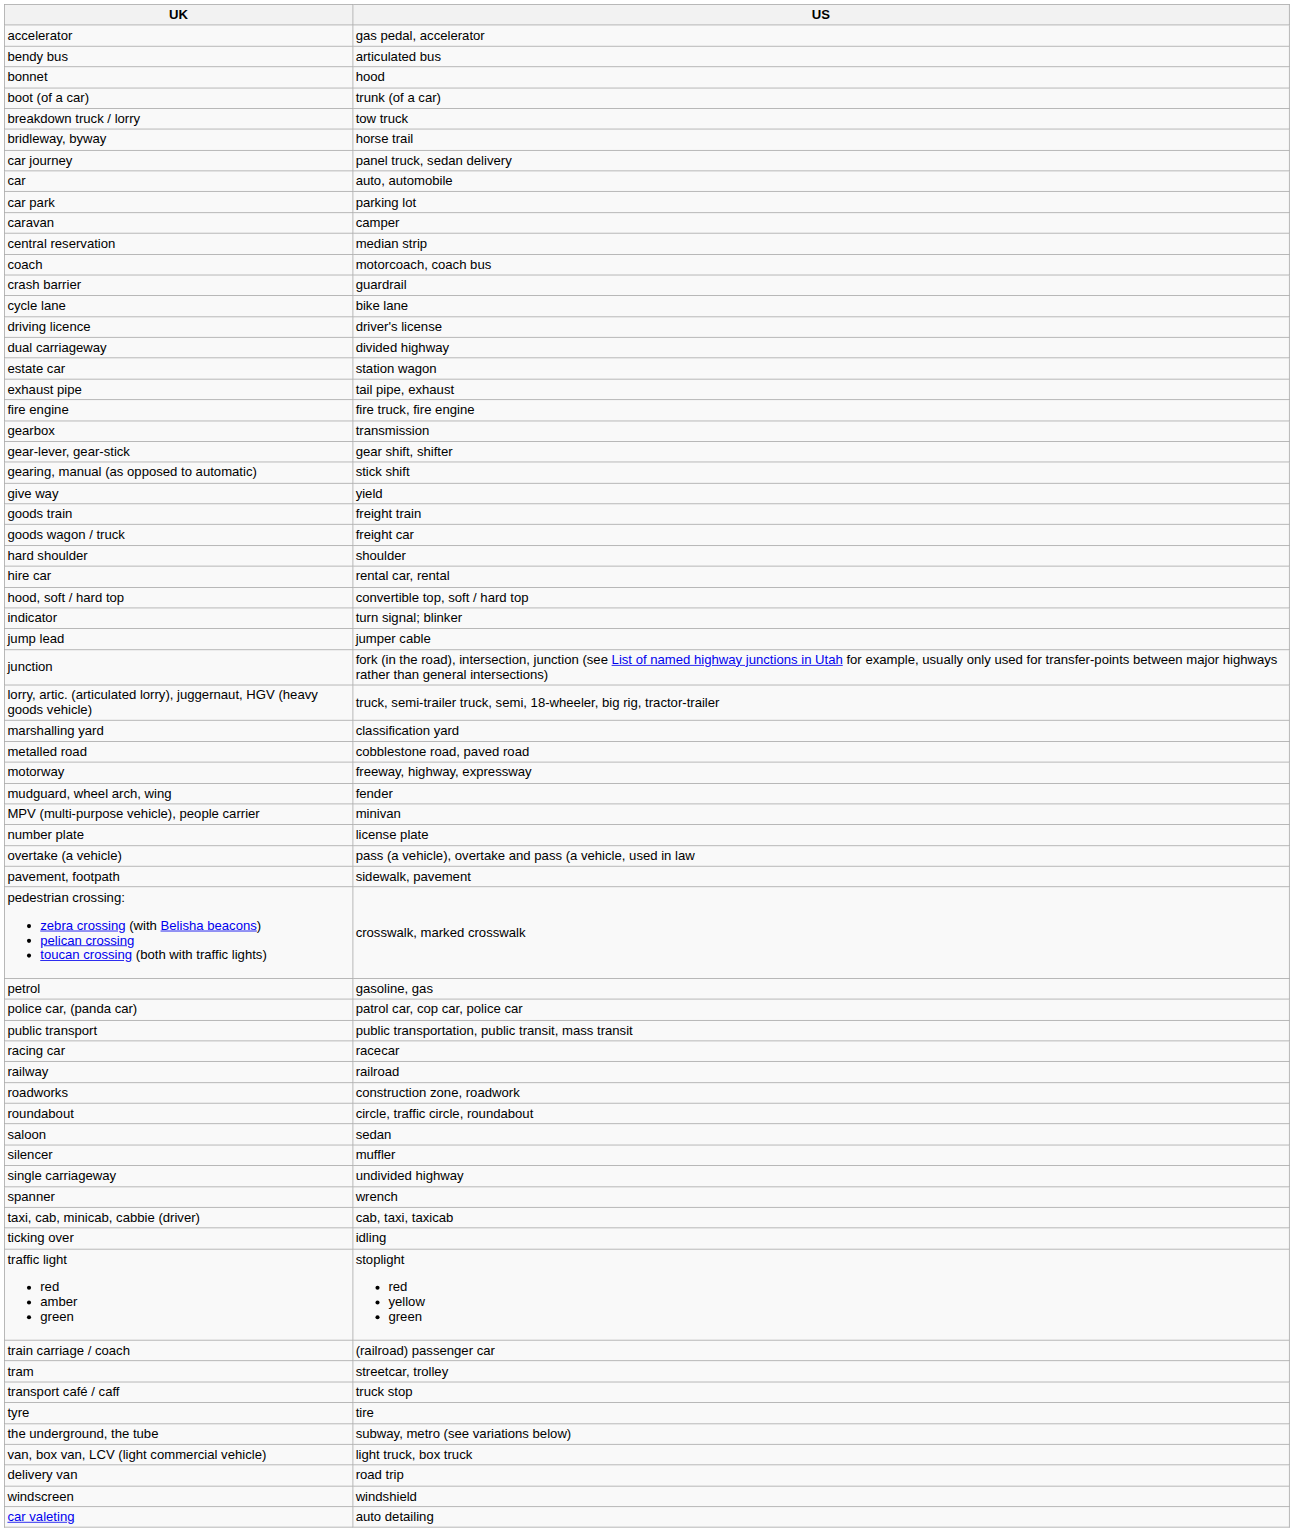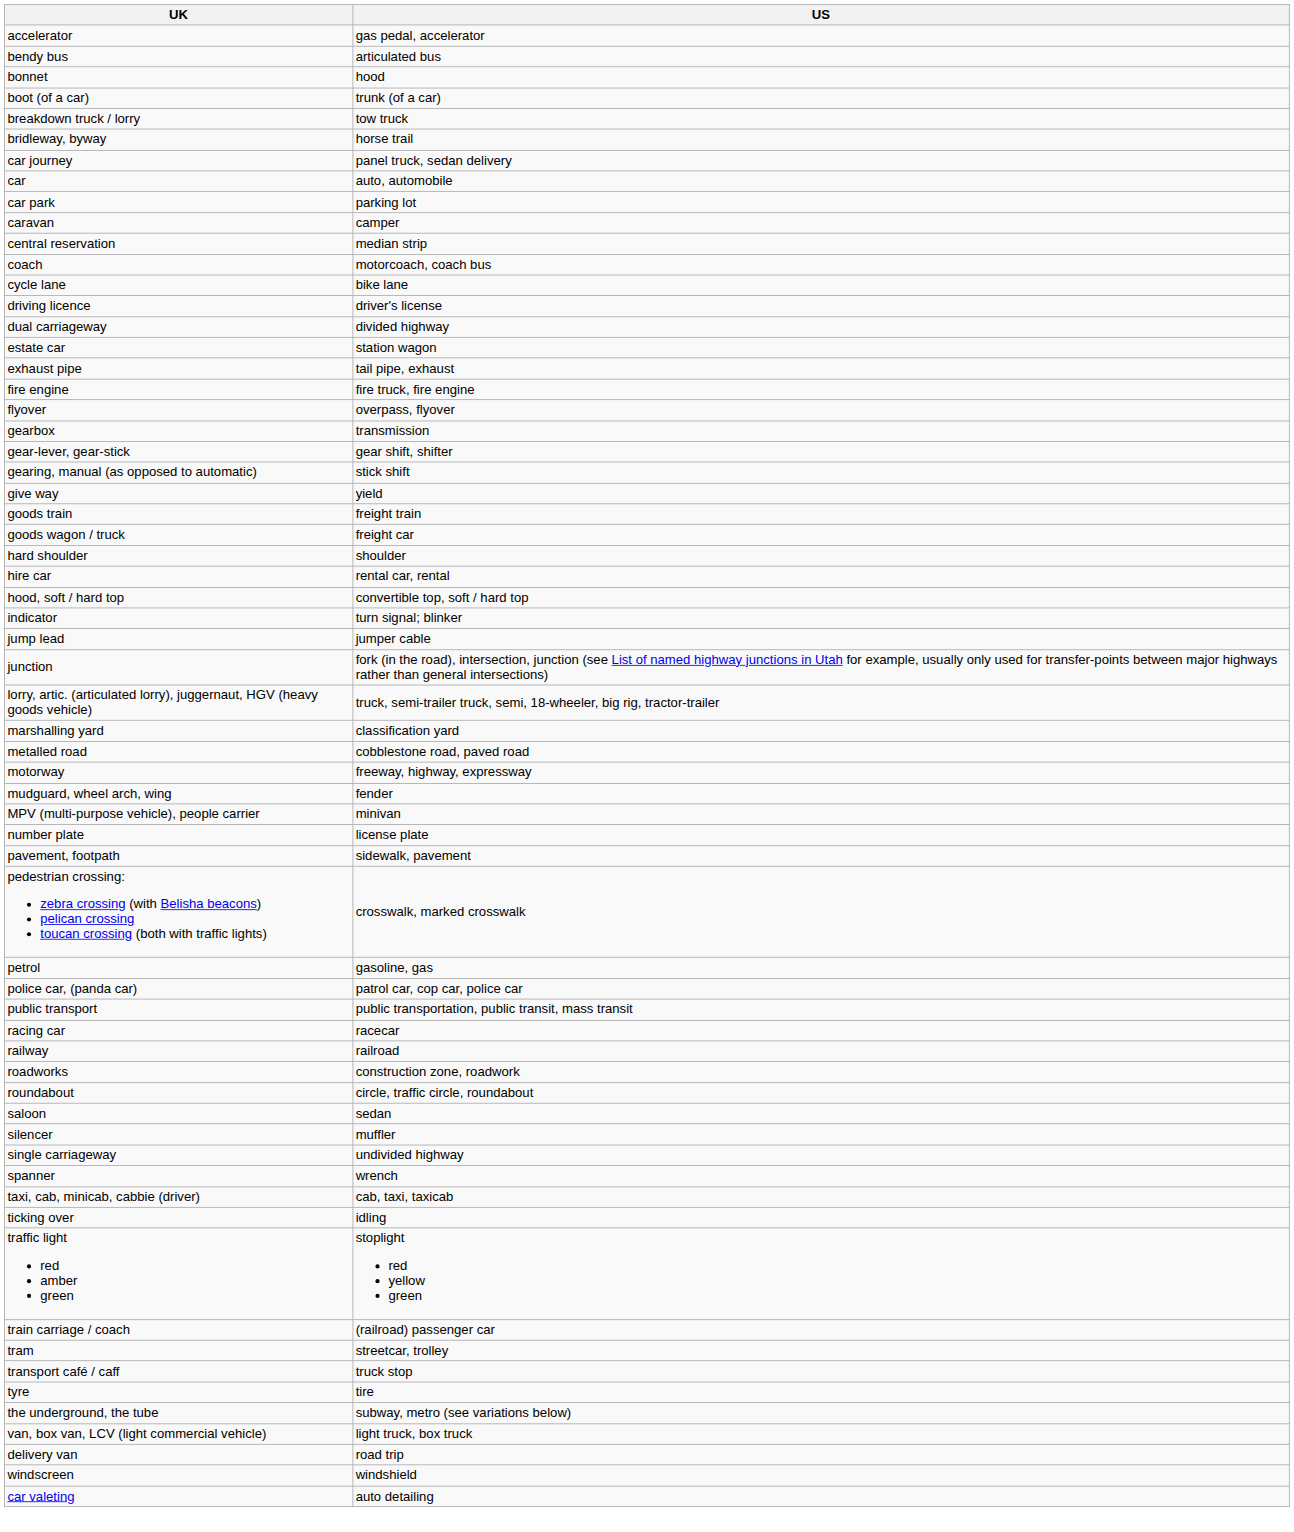- row: (44, 285)
+ row: (27, 410)
- row: (65, 855)
